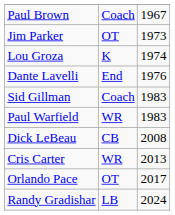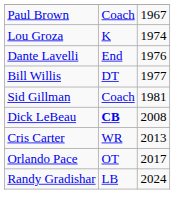- row: (35, 35)
+ row: (34, 76)
(154, 96) 1983 -> (154, 96) 1981
- row: (43, 117)
(110, 138) normal -> (111, 117) bold
